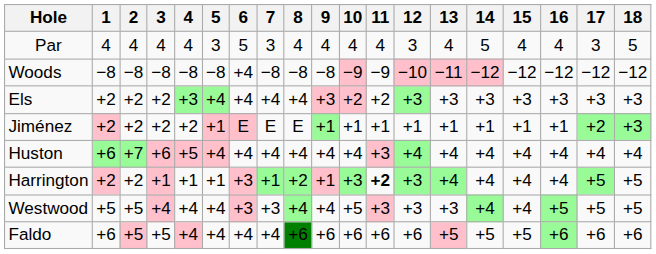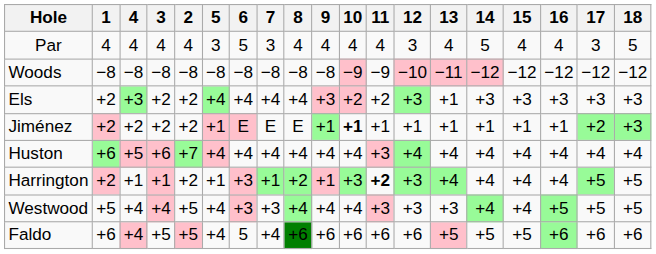columns swapped: (133, 18) <-> (188, 18)
(243, 72) +4 -> (243, 72) −8
(449, 99) +3 -> (449, 99) +1
(353, 126) normal -> (353, 126) bold
(353, 208) +5 -> (353, 208) +4
(243, 235) +4 -> (243, 235) 5
